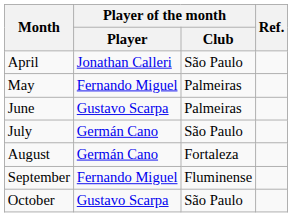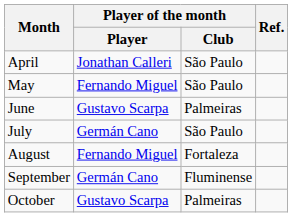(213, 85) Palmeiras -> (214, 85) São Paulo
(117, 154) Germán Cano -> (127, 154) Fernando Miguel
(127, 177) Fernando Miguel -> (117, 177) Germán Cano
(214, 200) São Paulo -> (213, 200) Palmeiras
